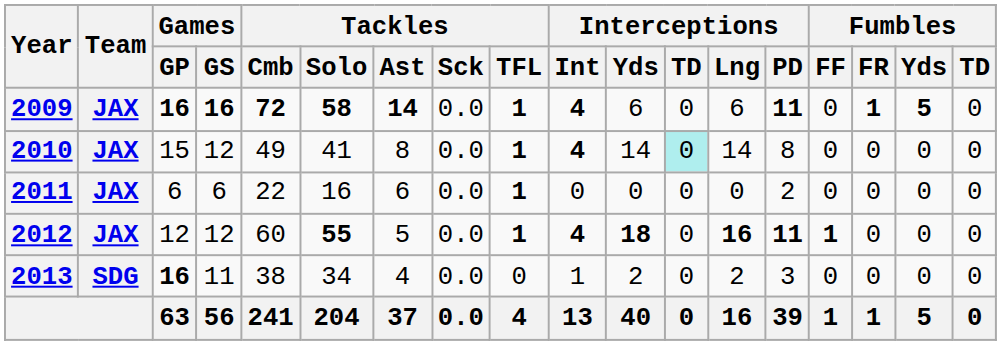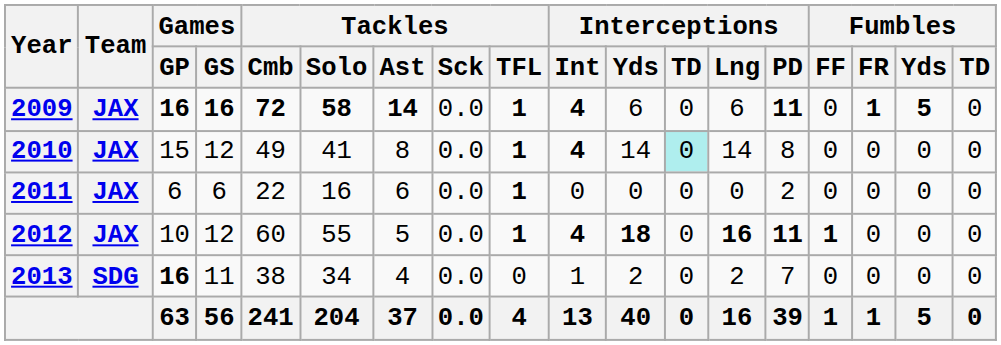(175, 235) 12 -> (175, 235) 10
(337, 235) bold -> (337, 235) normal
(788, 276) 3 -> (788, 276) 7
